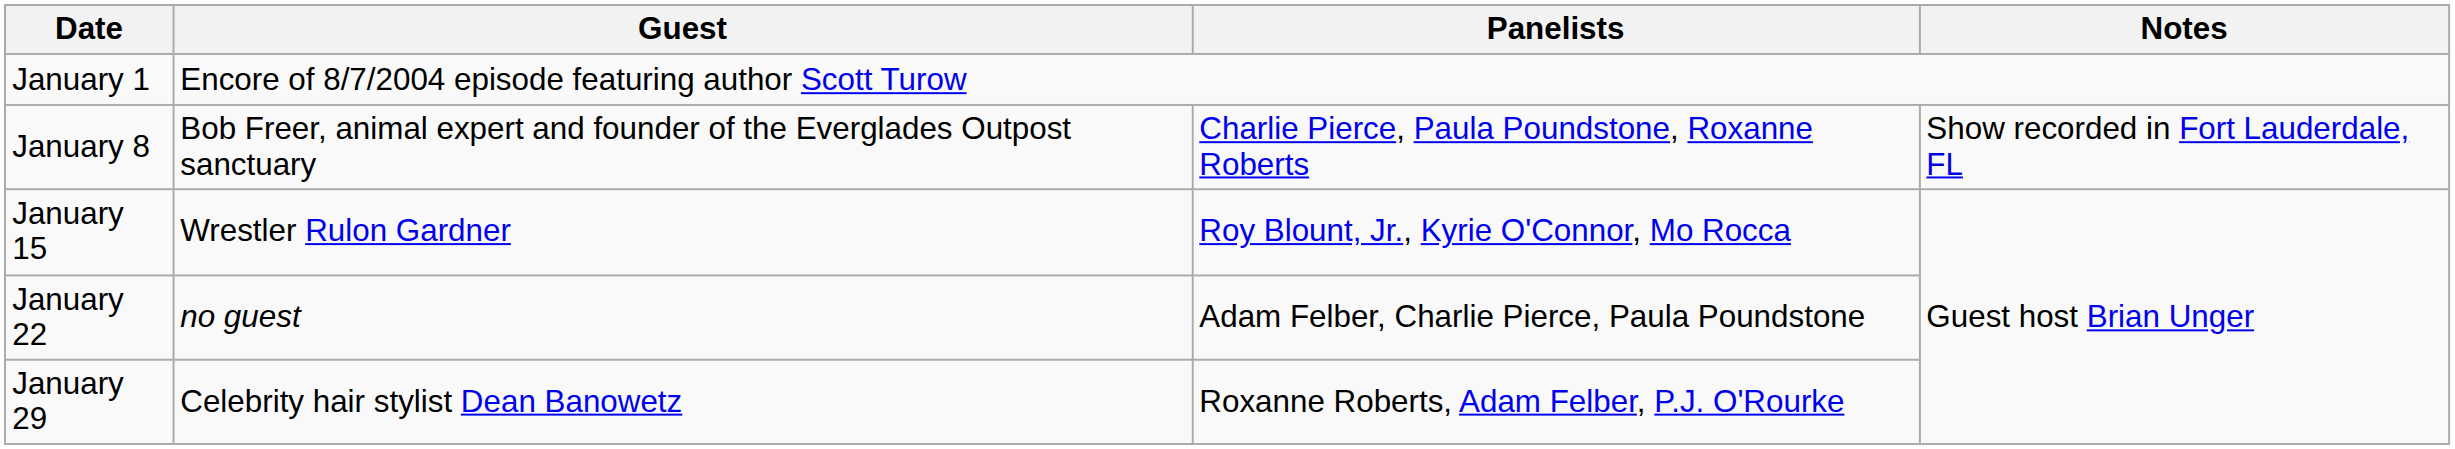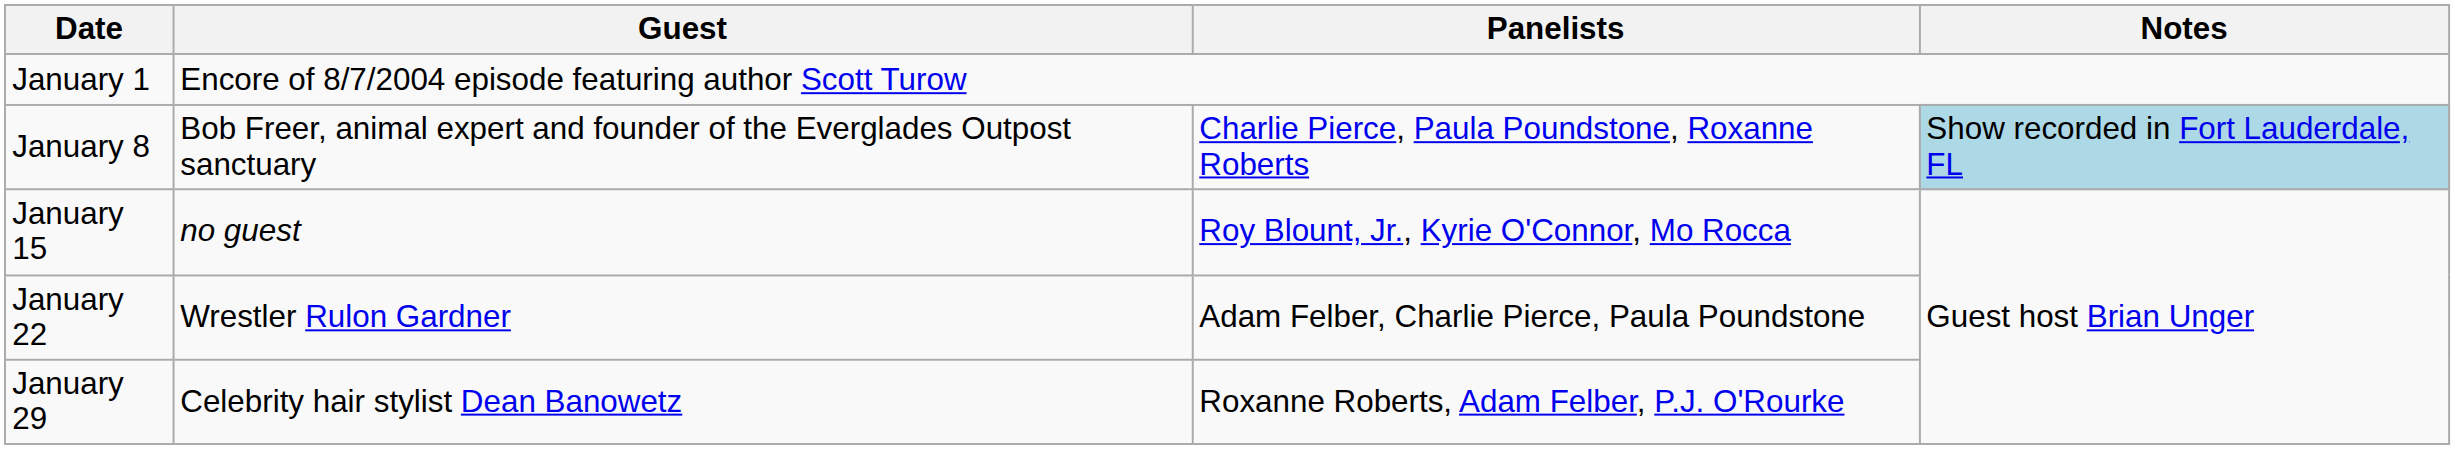(2168, 146) no background -> (2168, 146) lightblue background
(346, 231) Wrestler Rulon Gardner -> (240, 231) no guest
(240, 316) no guest -> (346, 316) Wrestler Rulon Gardner
